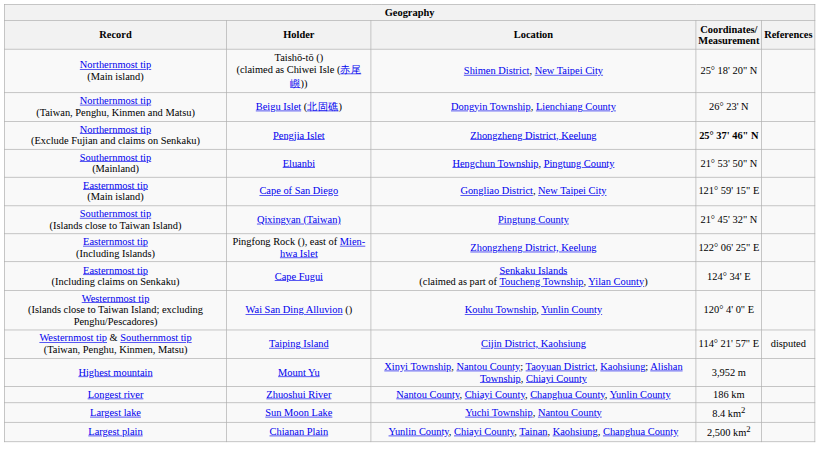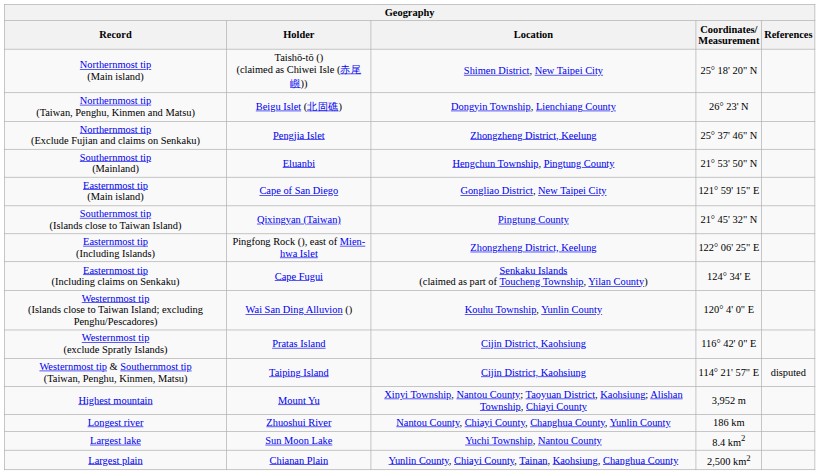(729, 135) bold -> (729, 135) normal
+ row: (116, 344)
